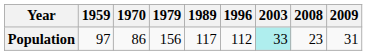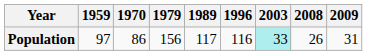(242, 38) 112 -> (242, 38) 116
(316, 38) 23 -> (316, 38) 26
